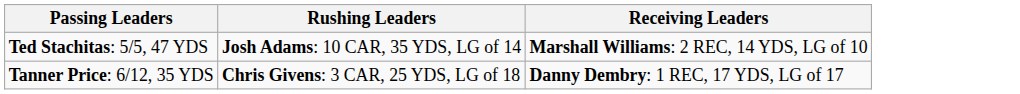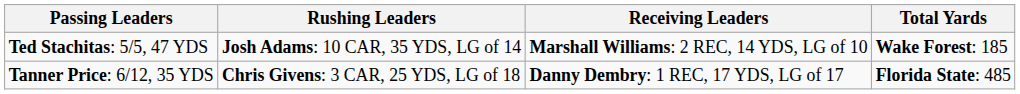+ column: (943, 18)
